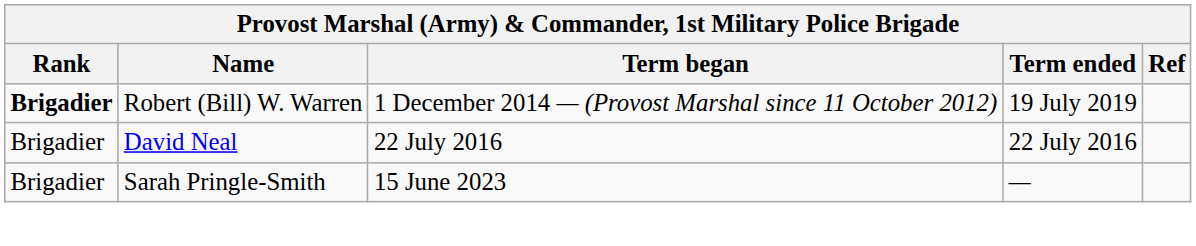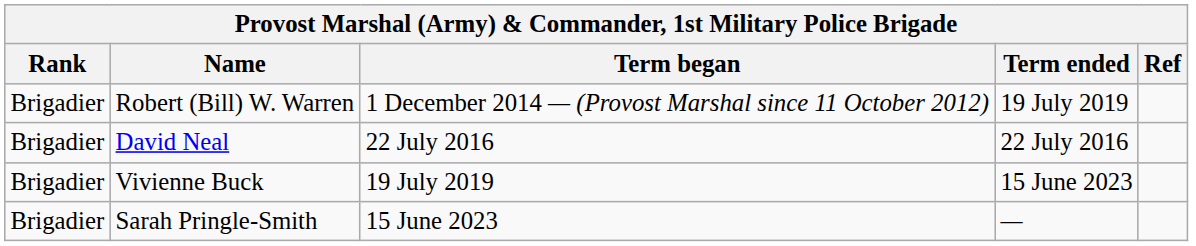(61, 102) bold -> (57, 102) normal
+ row: (190, 181)
